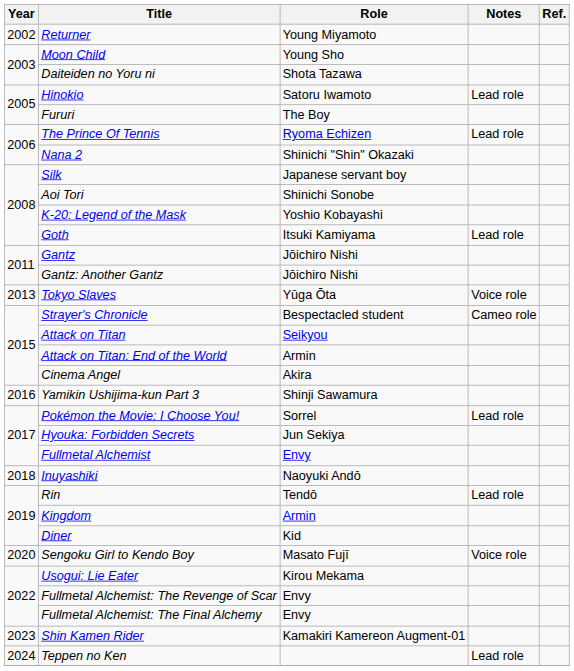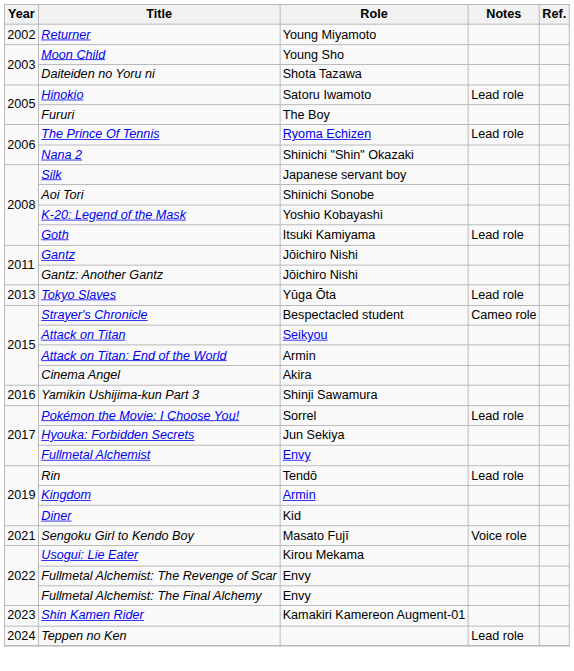(499, 295) Voice role -> (498, 295) Lead role
- row: (69, 475)
(21, 555) 2020 -> (21, 535) 2021
